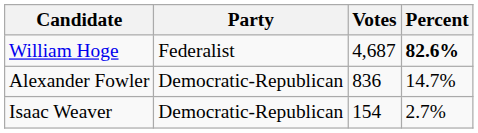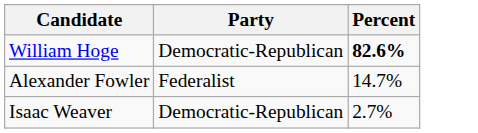- column: (374, 19)
(196, 50) Federalist -> (251, 50) Democratic-Republican
(251, 81) Democratic-Republican -> (196, 81) Federalist
